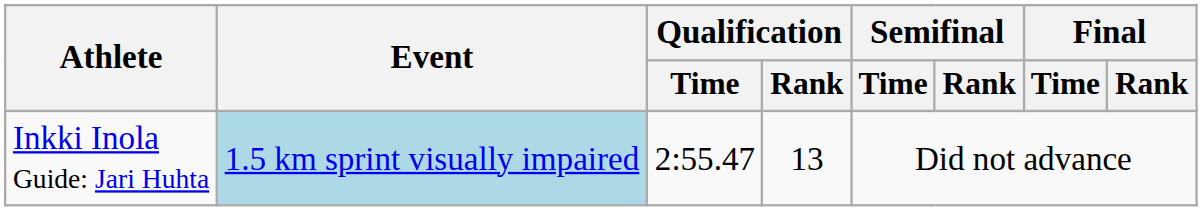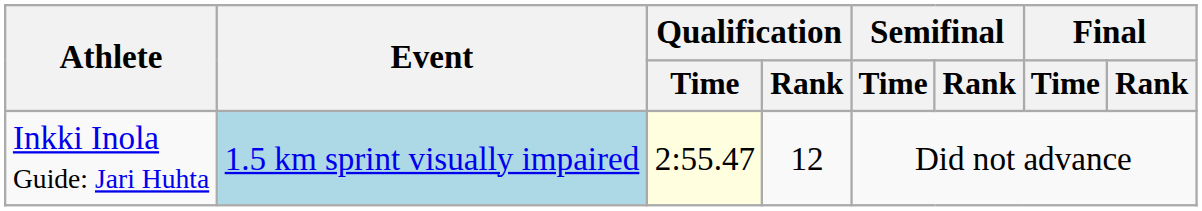(705, 158) no background -> (705, 158) lightyellow background
(807, 158) 13 -> (807, 158) 12
